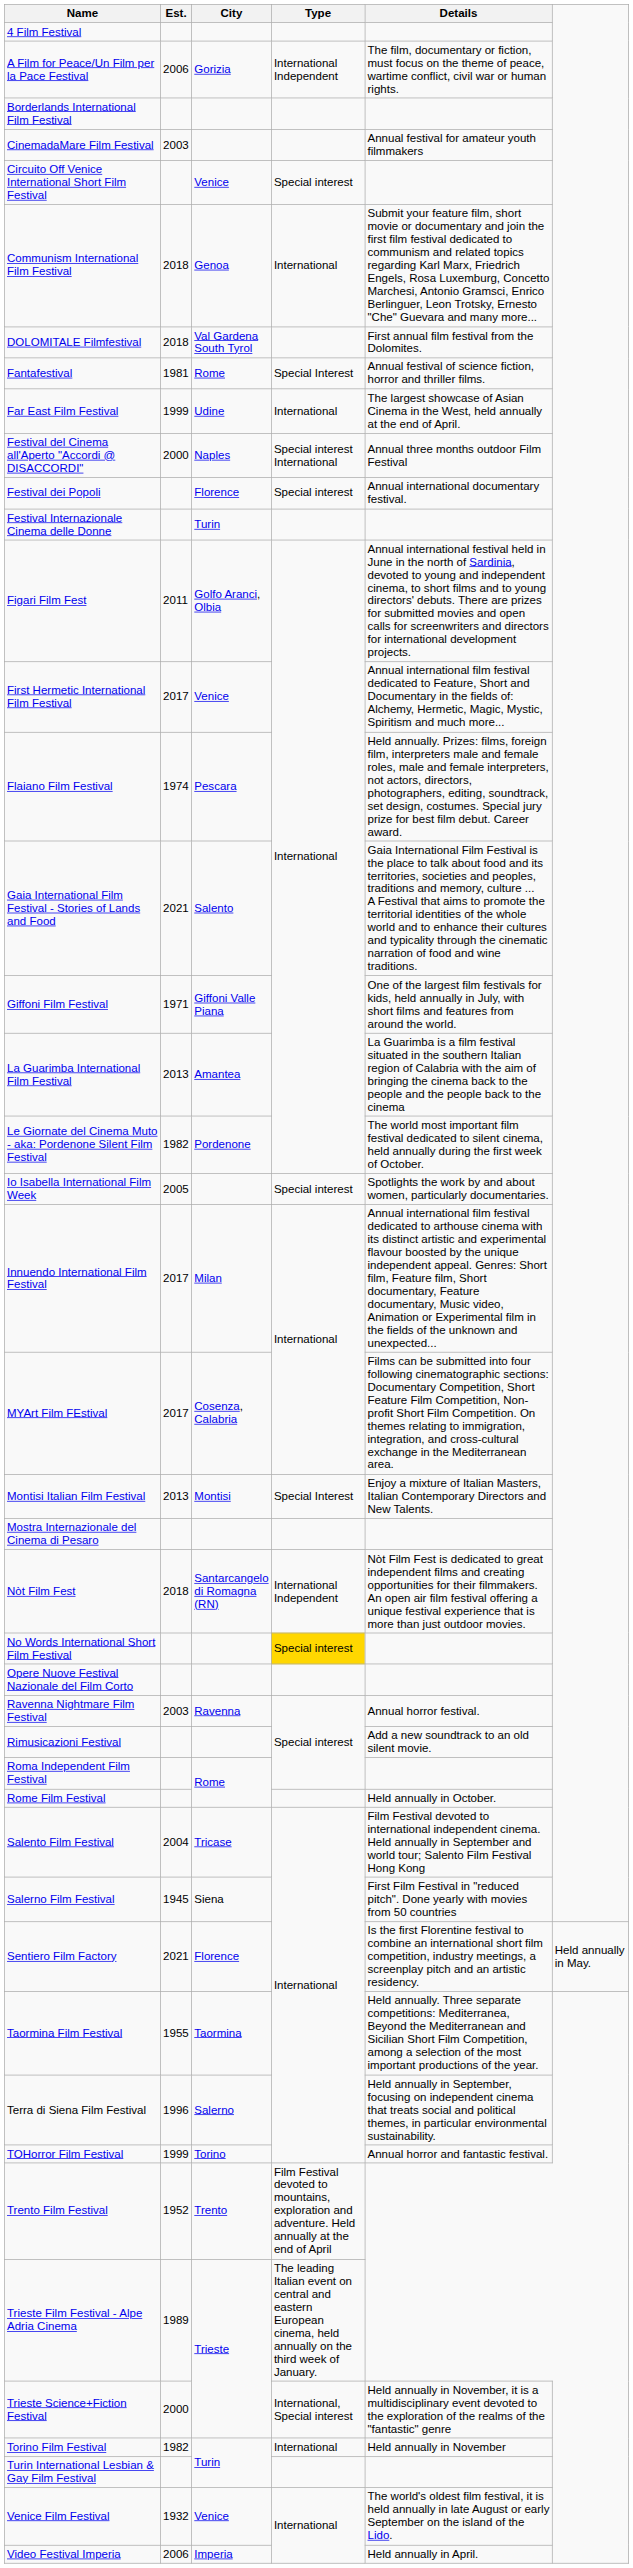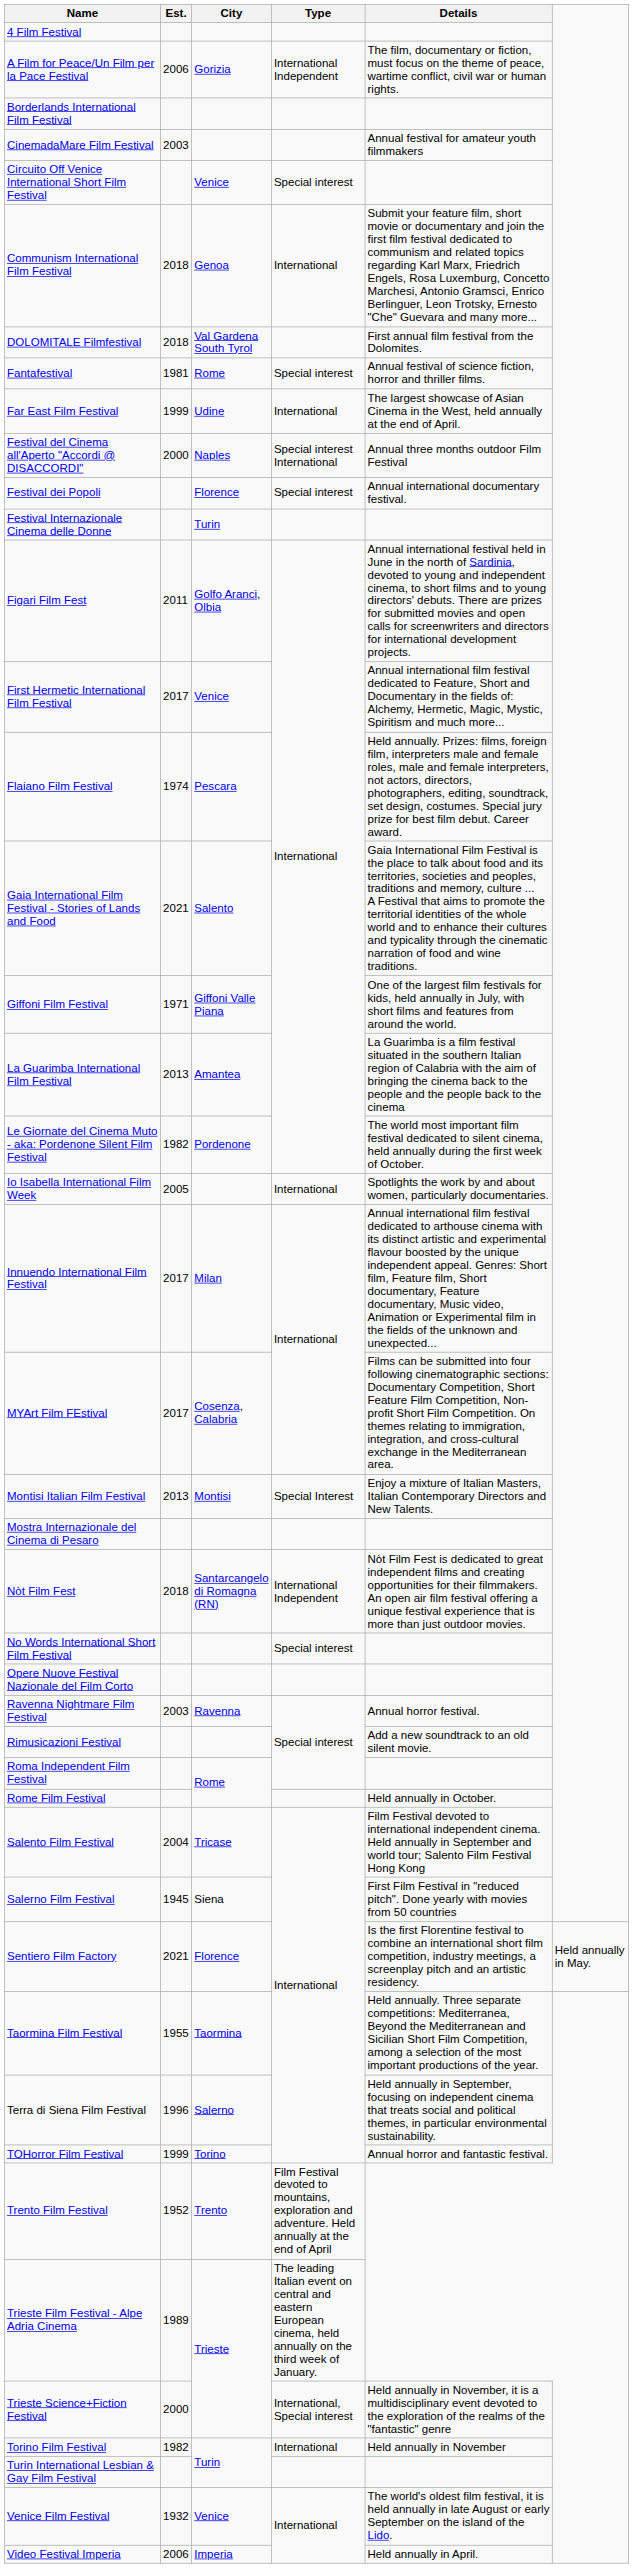(314, 373) Special Interest -> (313, 373) Special interest
(313, 1189) Special interest -> (306, 1189) International
(313, 1648) gold background -> (313, 1648) no background
